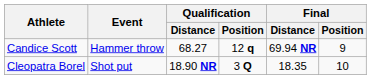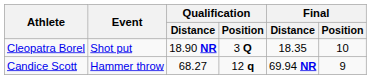rows swapped: (46, 66) <-> (42, 48)
